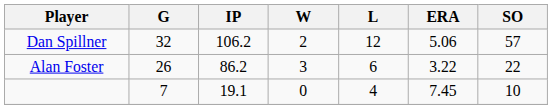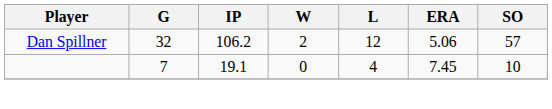- row: (67, 66)
